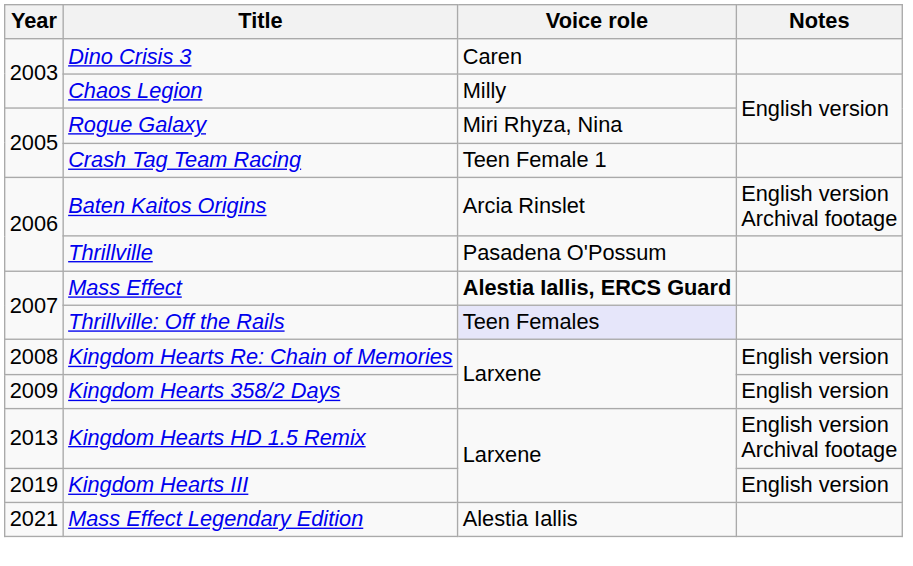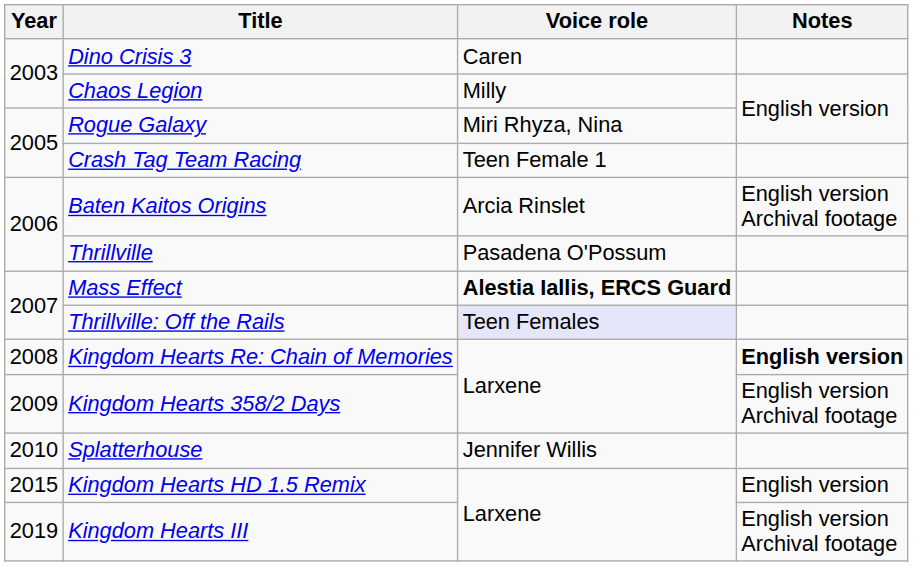(815, 356) normal -> (822, 356) bold
(815, 391) English version -> (819, 403) English version Archival footage
+ row: (135, 450)
(34, 438) 2013 -> (34, 484) 2015
(819, 438) English version Archival footage -> (815, 484) English version
(815, 484) English version -> (819, 531) English version Archival footage
- row: (216, 519)
